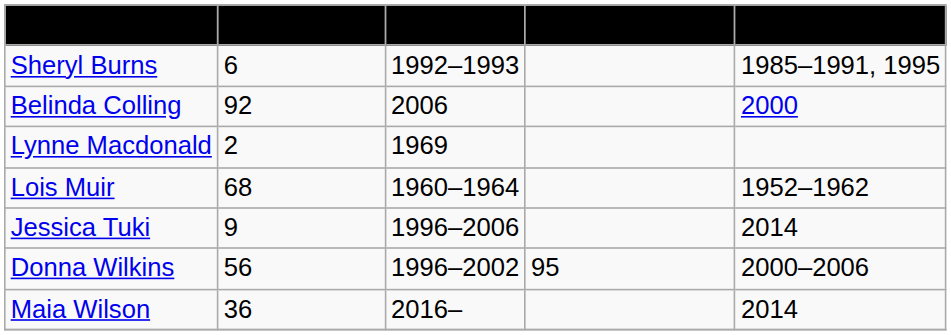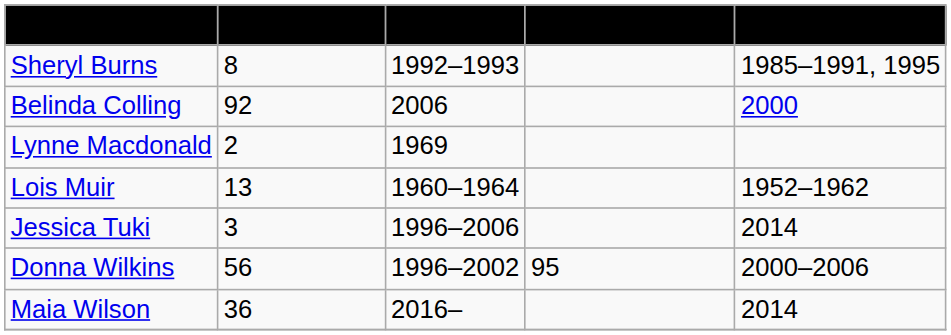(231, 65) 6 -> (231, 65) 8
(238, 187) 68 -> (238, 187) 13
(231, 227) 9 -> (231, 227) 3
